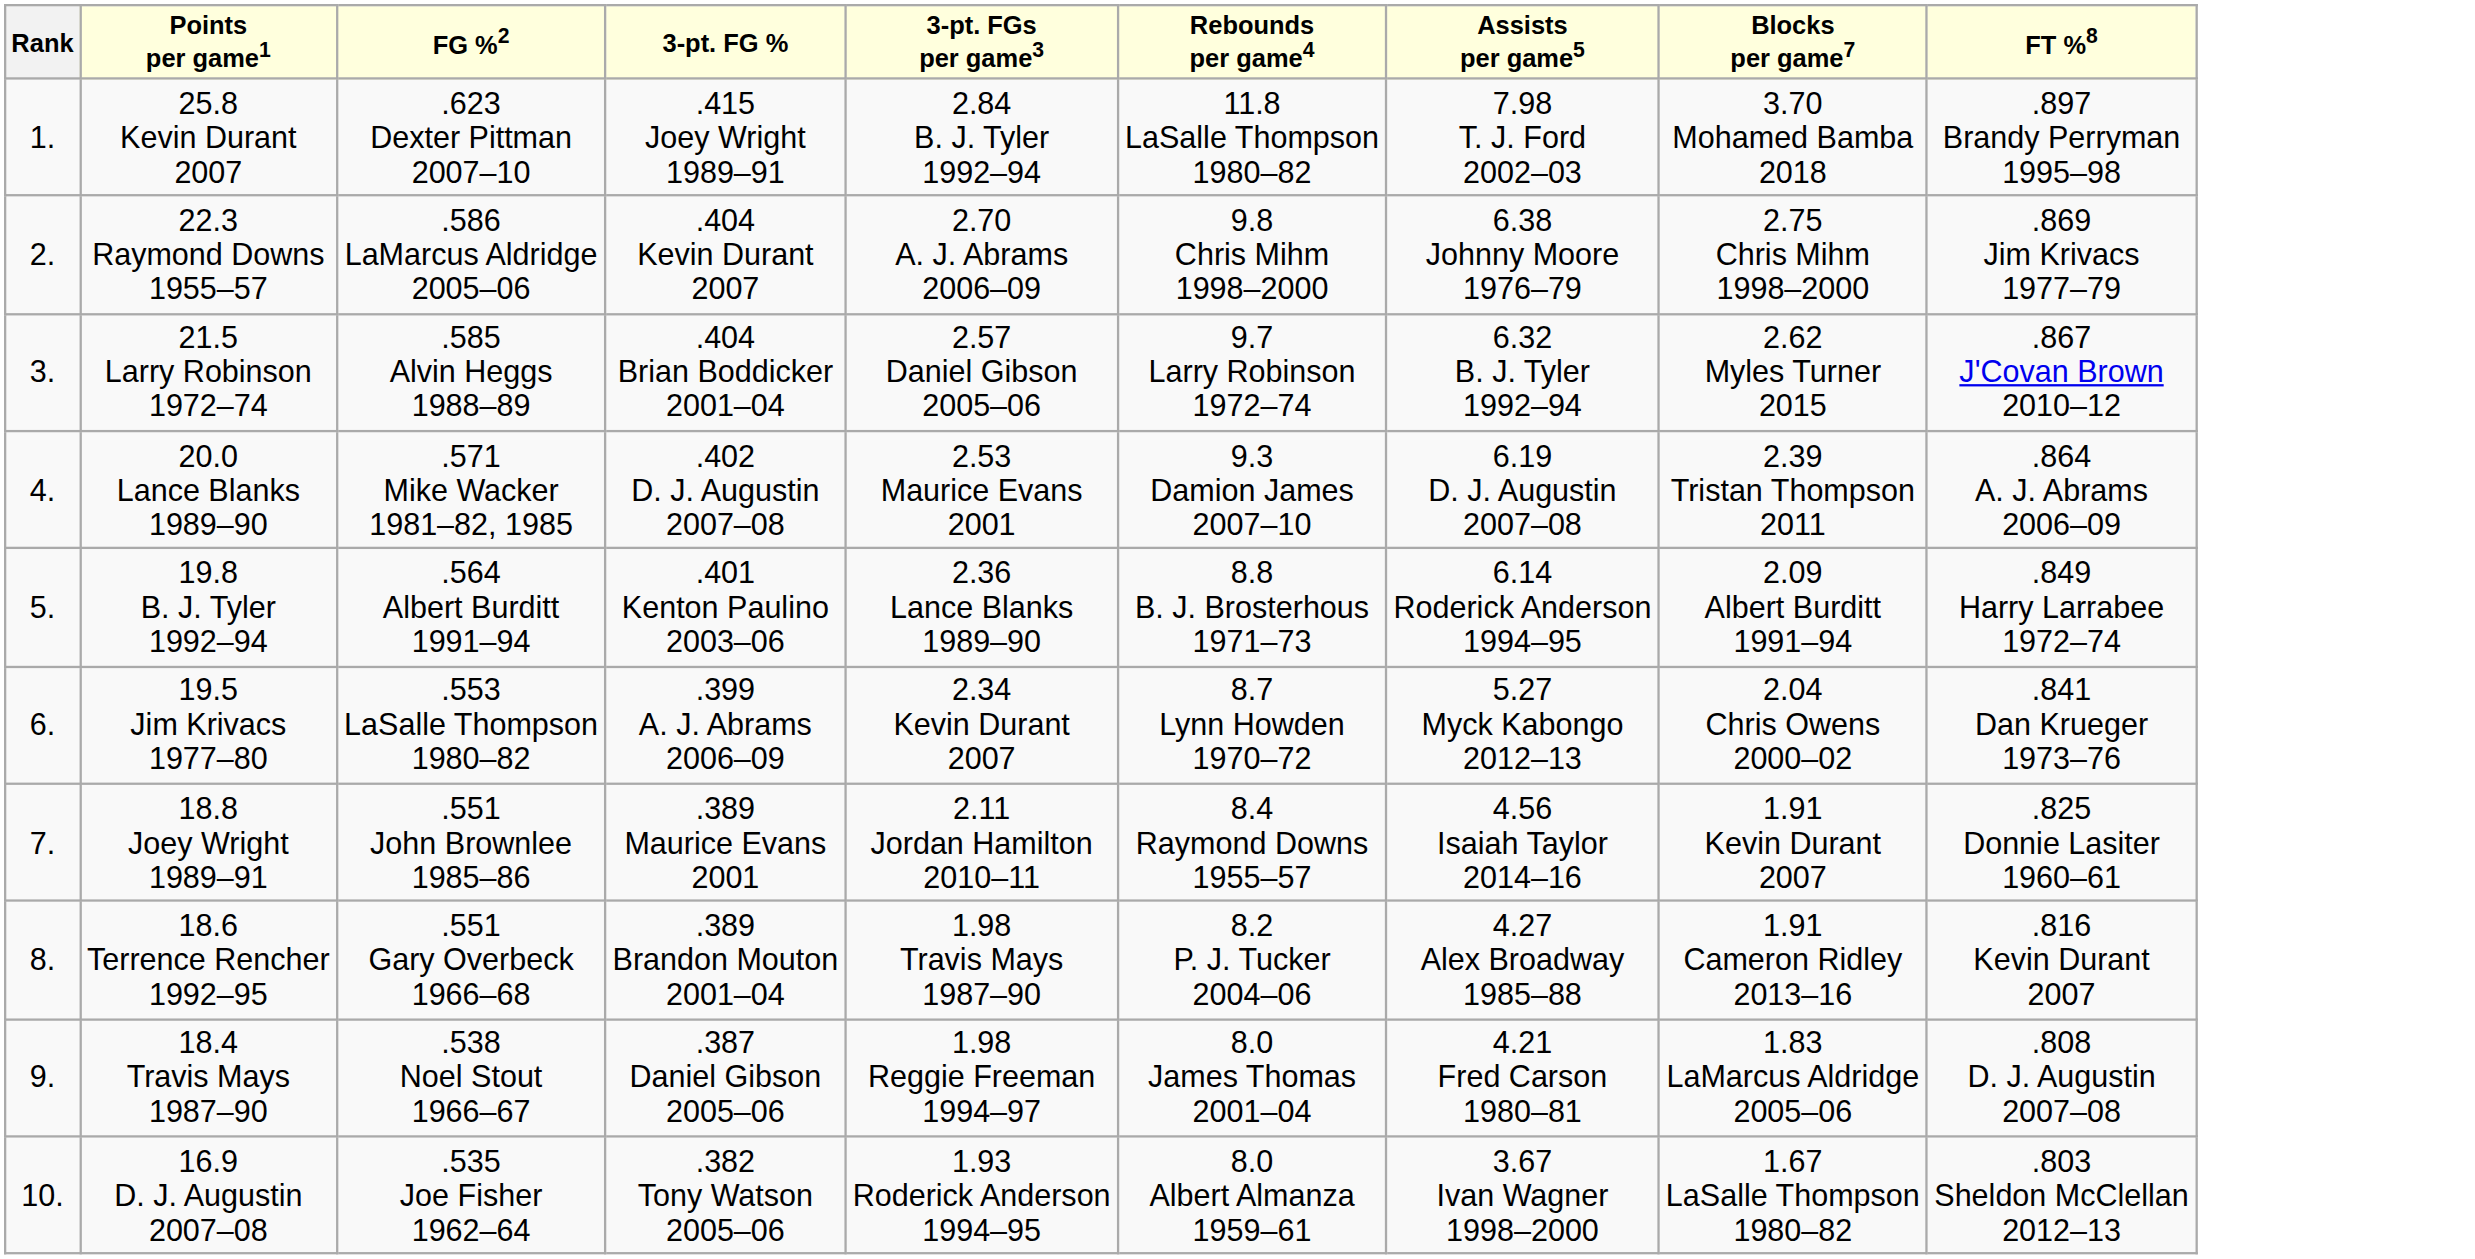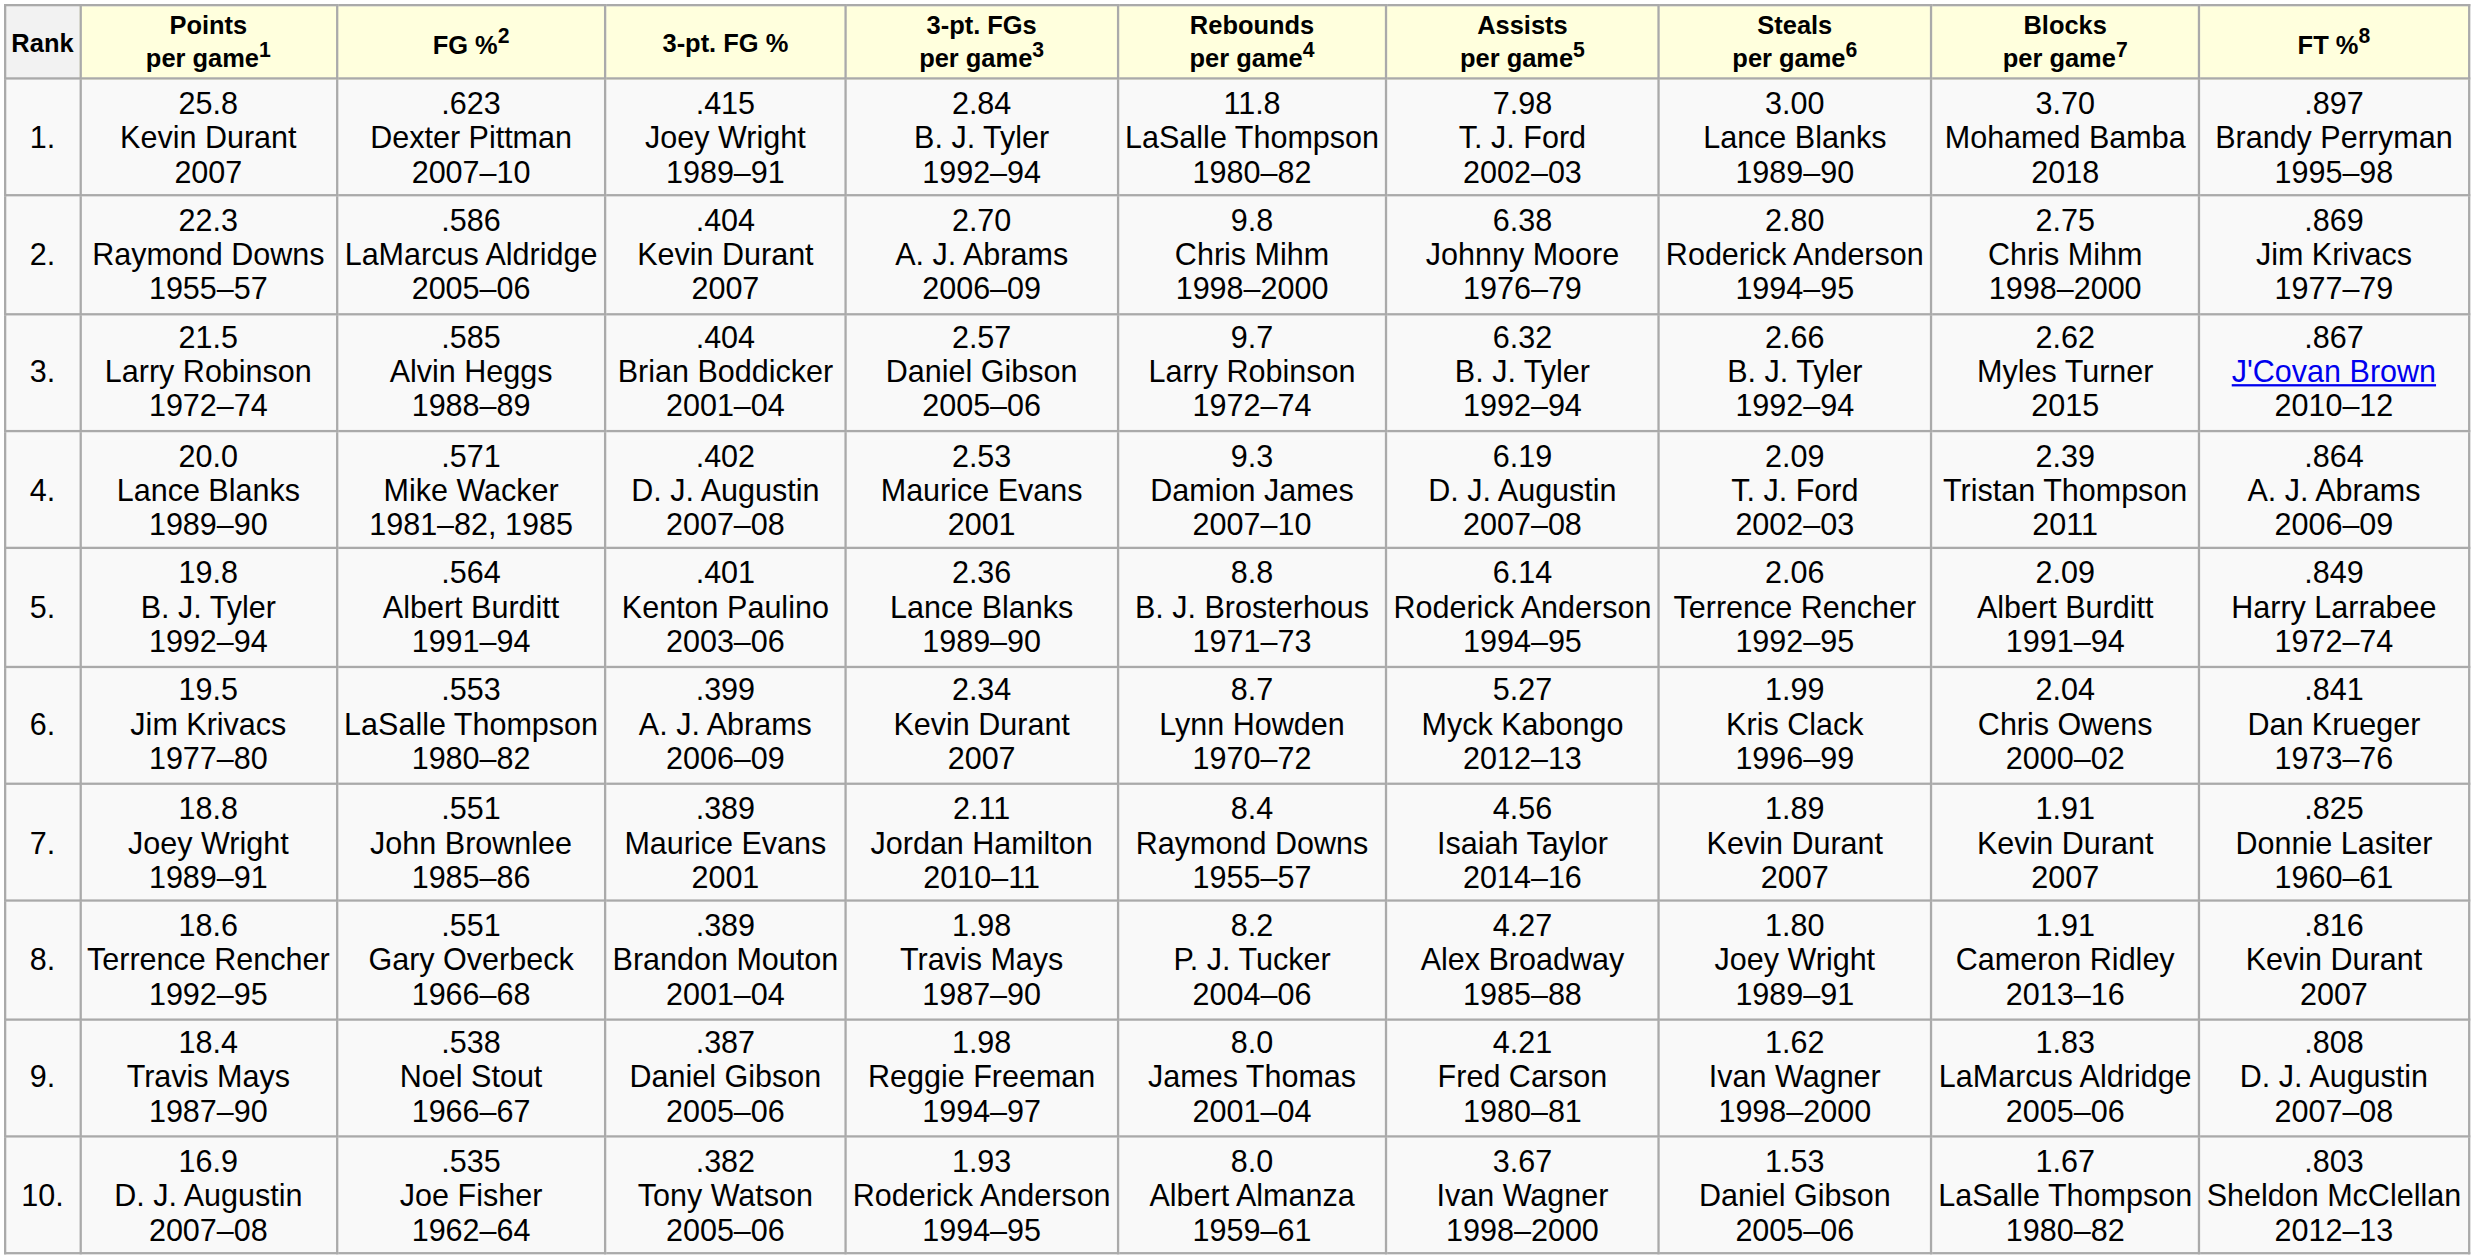+ column: (1795, 42)
